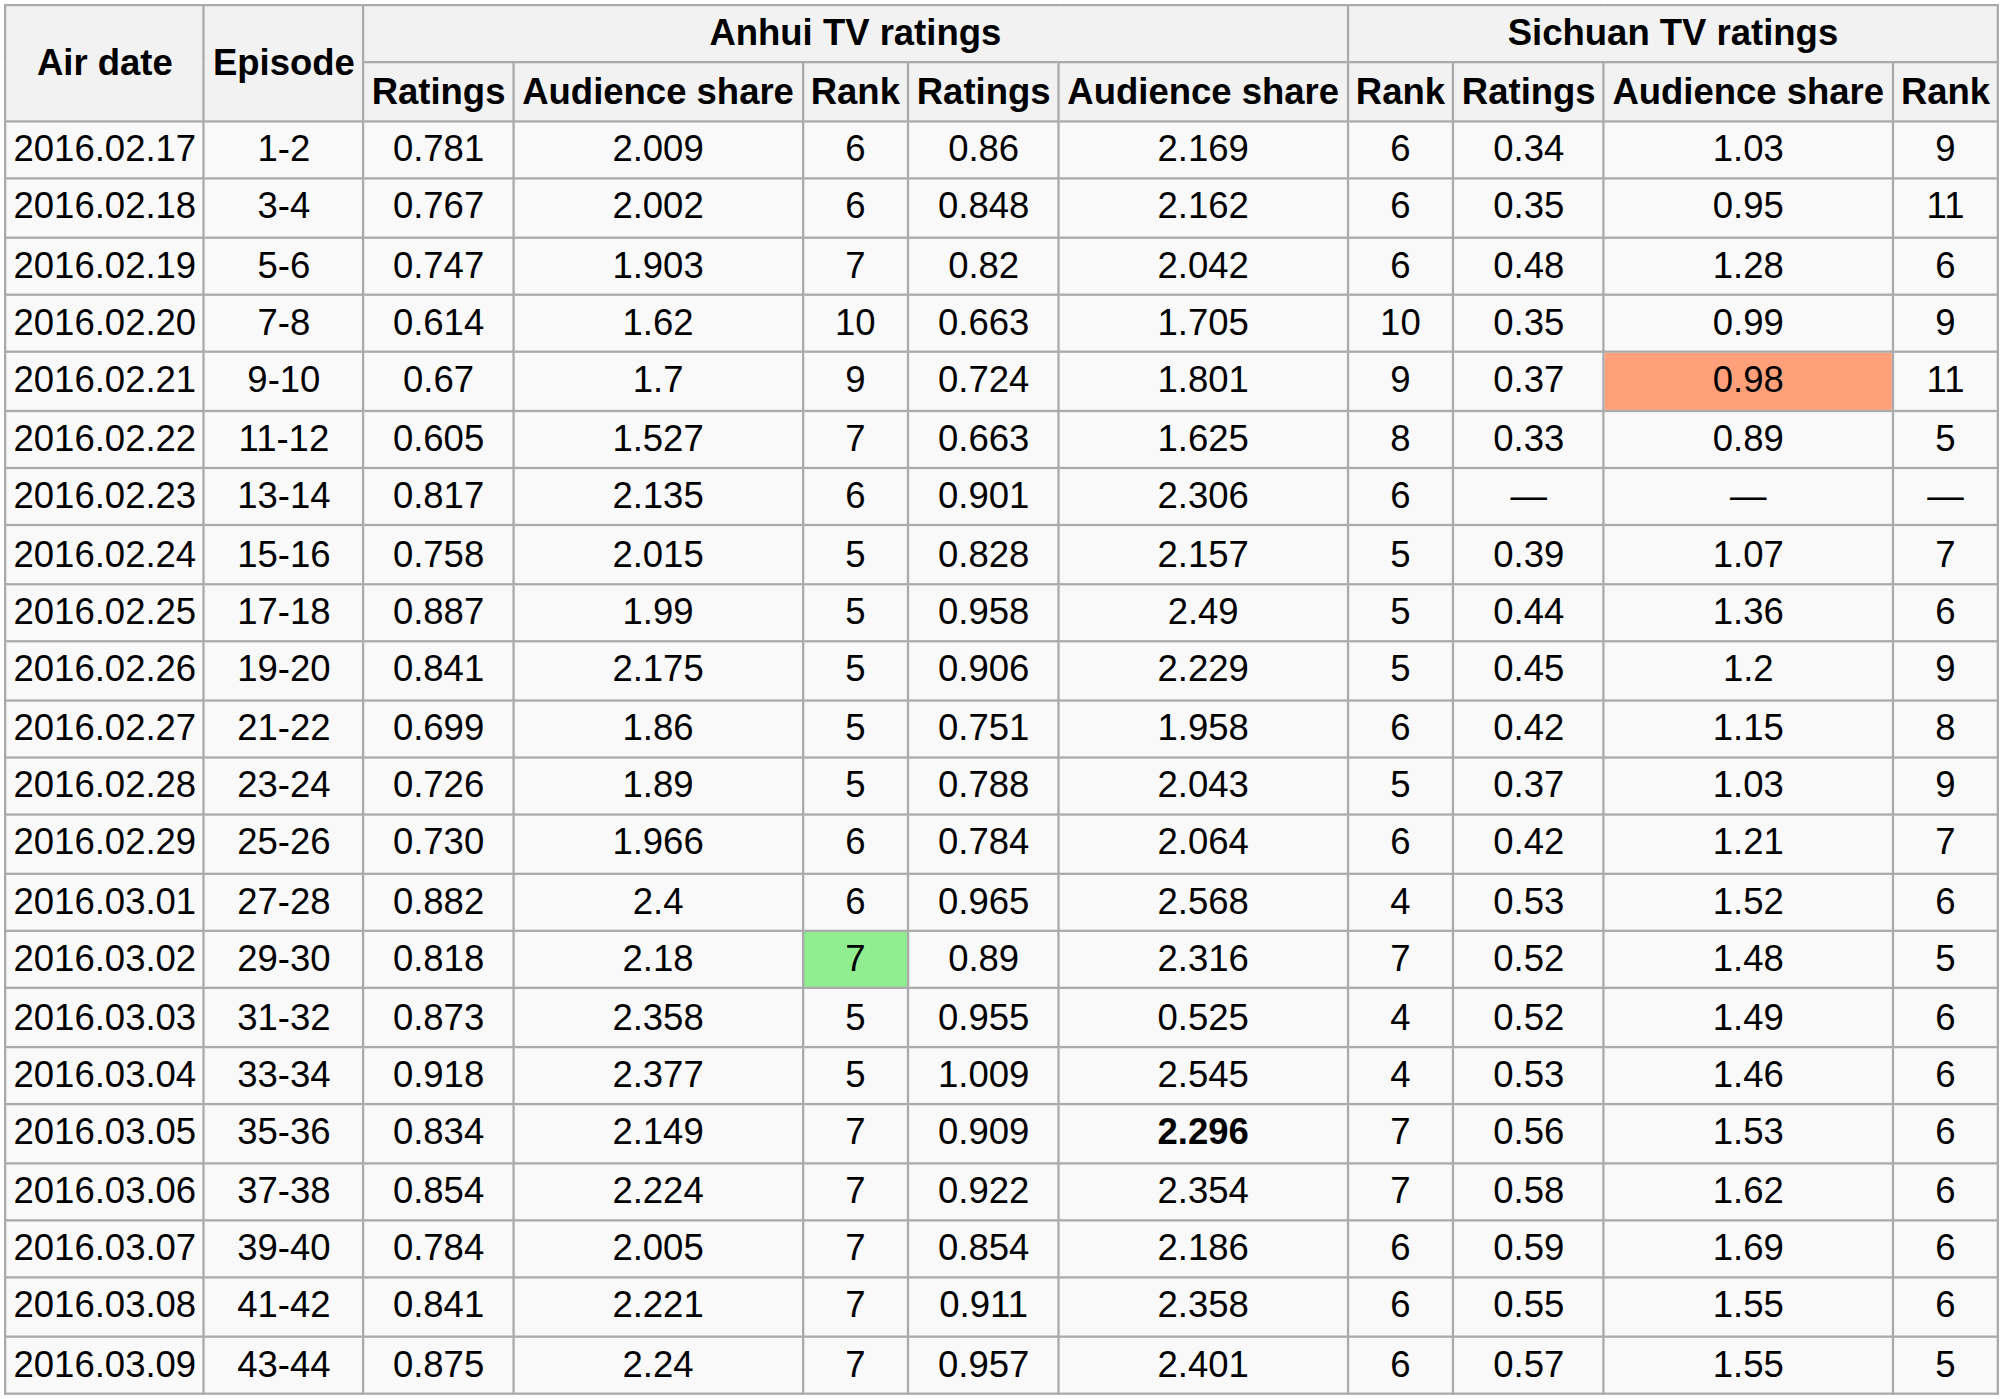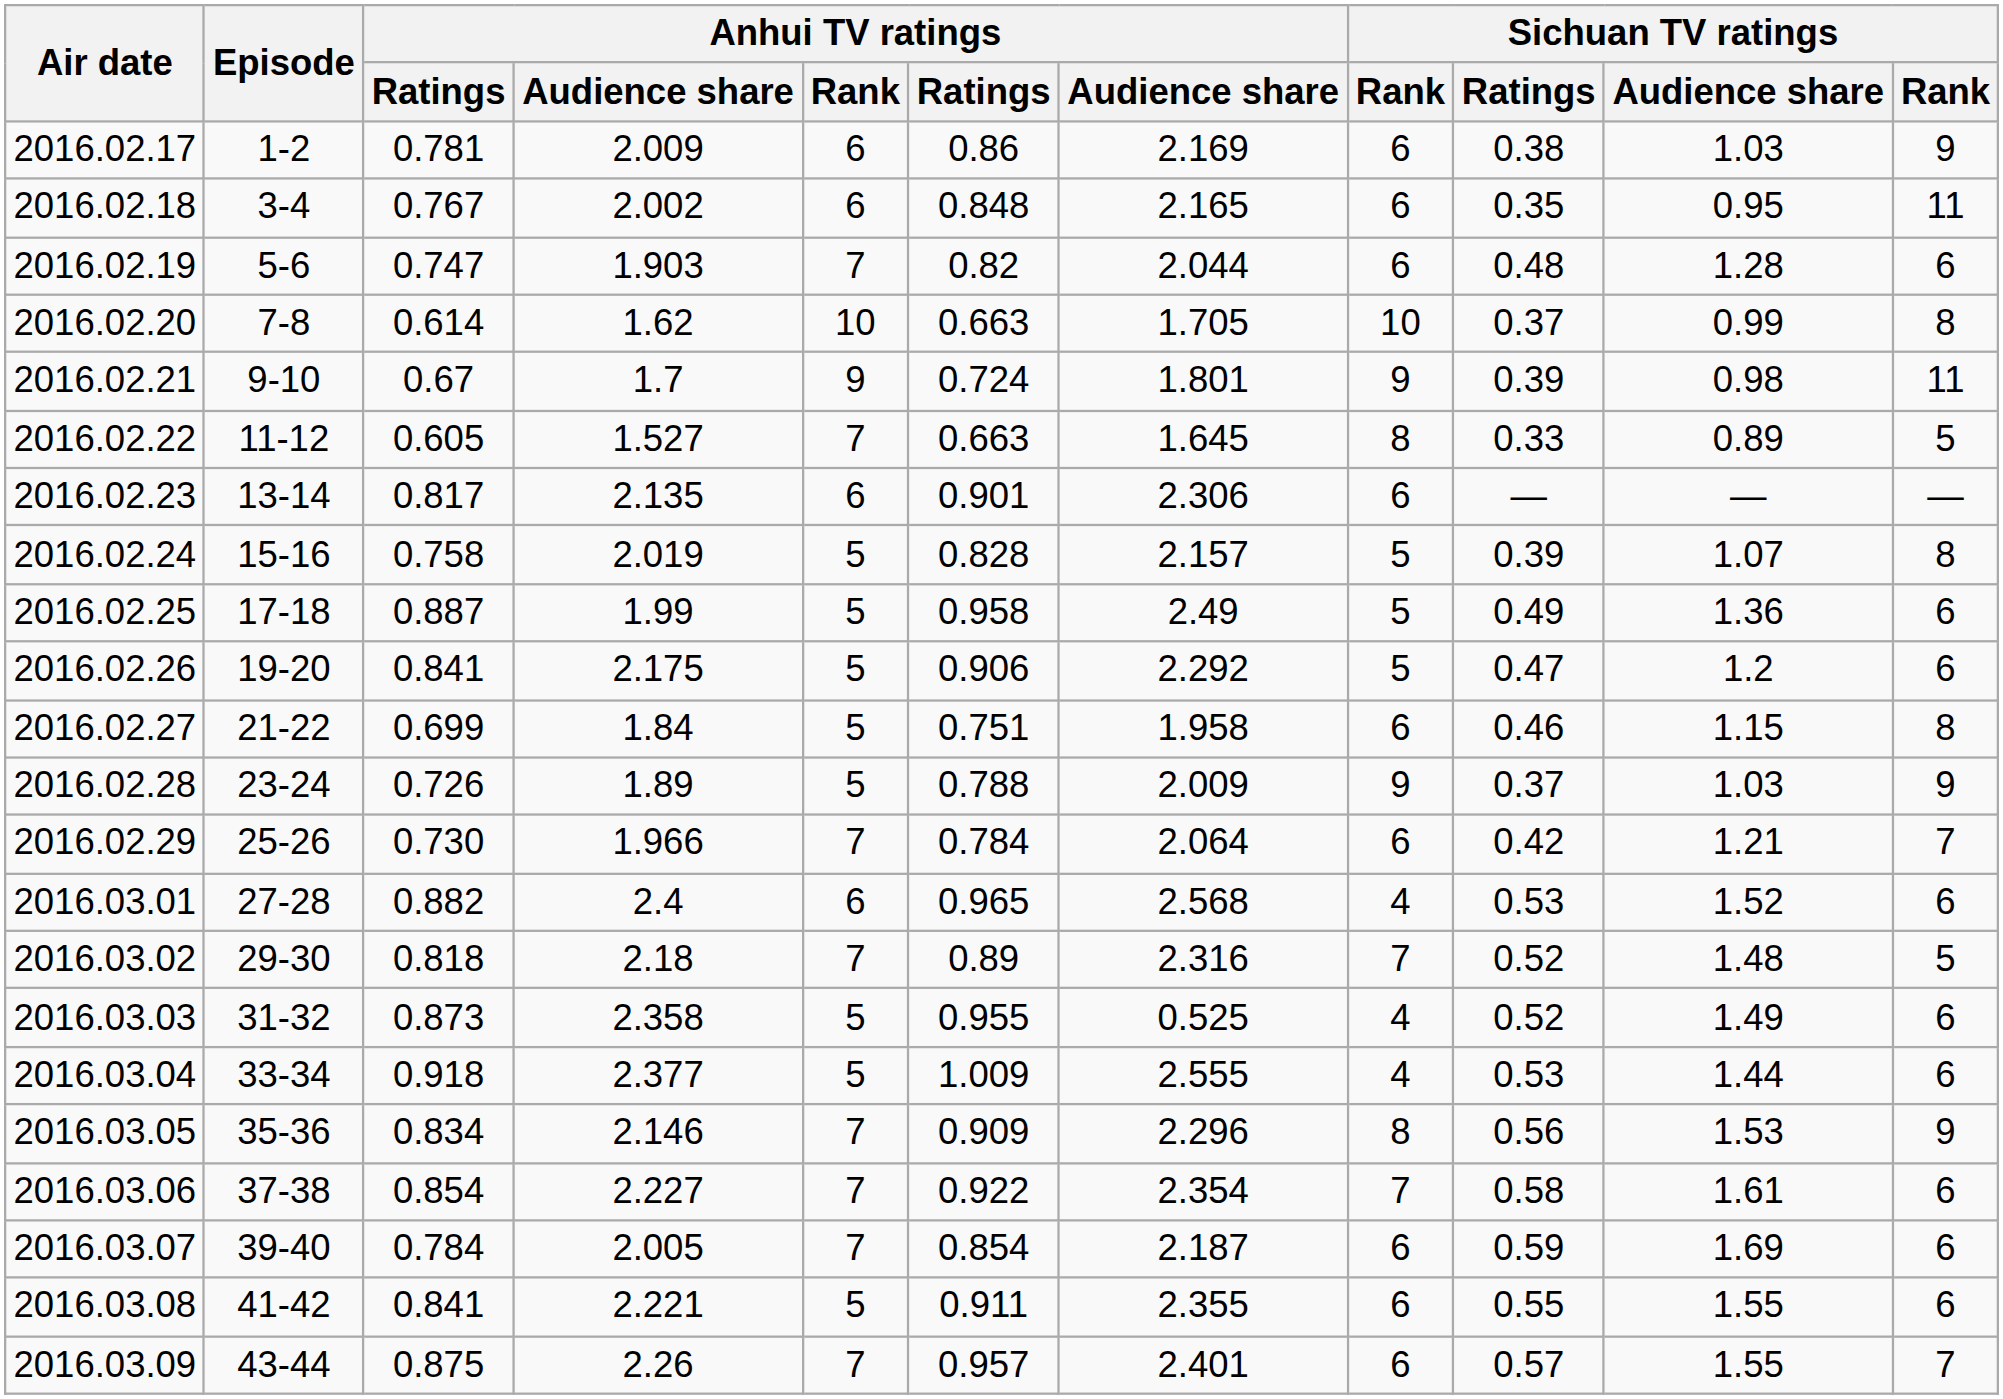(1529, 149) 0.34 -> (1529, 149) 0.38
(1203, 206) 2.162 -> (1203, 206) 2.165
(1203, 264) 2.042 -> (1203, 264) 2.044
(1529, 322) 0.35 -> (1529, 322) 0.37
(1946, 322) 9 -> (1946, 322) 8
(1529, 380) 0.37 -> (1529, 380) 0.39
(1748, 380) lightsalmon background -> (1748, 380) no background
(1203, 438) 1.625 -> (1203, 438) 1.645
(658, 554) 2.015 -> (658, 554) 2.019
(1946, 554) 7 -> (1946, 554) 8
(1529, 611) 0.44 -> (1529, 611) 0.49
(1203, 669) 2.229 -> (1203, 669) 2.292
(1529, 669) 0.45 -> (1529, 669) 0.47
(1946, 669) 9 -> (1946, 669) 6
(658, 727) 1.86 -> (658, 727) 1.84
(1529, 727) 0.42 -> (1529, 727) 0.46
(1203, 785) 2.043 -> (1203, 785) 2.009
(1400, 785) 5 -> (1400, 785) 9
(855, 843) 6 -> (855, 843) 7
(855, 959) lightgreen background -> (855, 959) no background
(1203, 1074) 2.545 -> (1203, 1074) 2.555
(1748, 1074) 1.46 -> (1748, 1074) 1.44
(658, 1132) 2.149 -> (658, 1132) 2.146
(1203, 1132) bold -> (1203, 1132) normal
(1400, 1132) 7 -> (1400, 1132) 8
(1946, 1132) 6 -> (1946, 1132) 9
(658, 1190) 2.224 -> (658, 1190) 2.227
(1748, 1190) 1.62 -> (1748, 1190) 1.61
(1203, 1248) 2.186 -> (1203, 1248) 2.187
(855, 1306) 7 -> (855, 1306) 5
(1203, 1306) 2.358 -> (1203, 1306) 2.355
(658, 1364) 2.24 -> (658, 1364) 2.26
(1946, 1364) 5 -> (1946, 1364) 7
